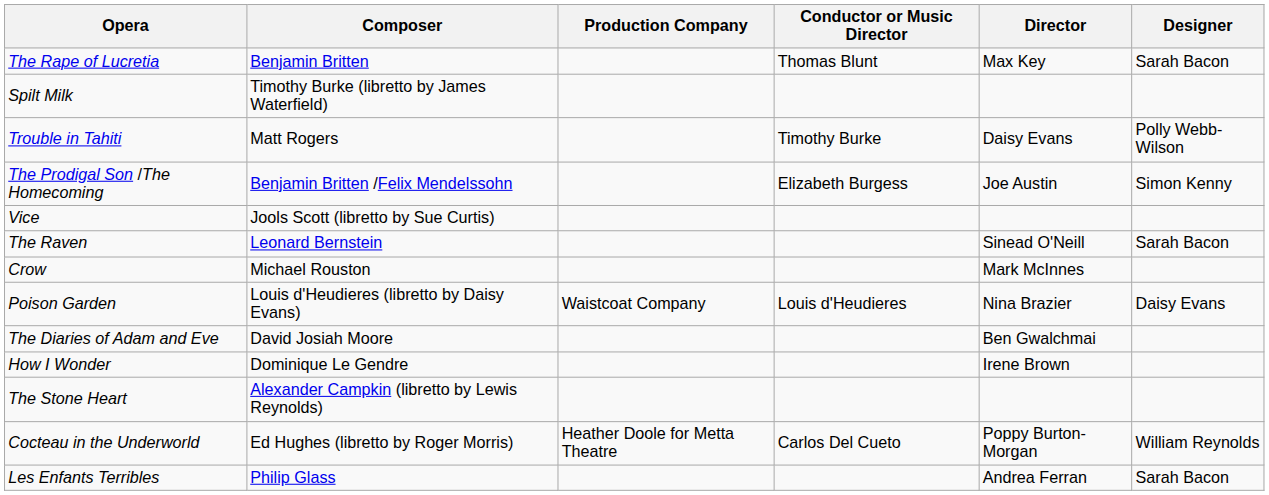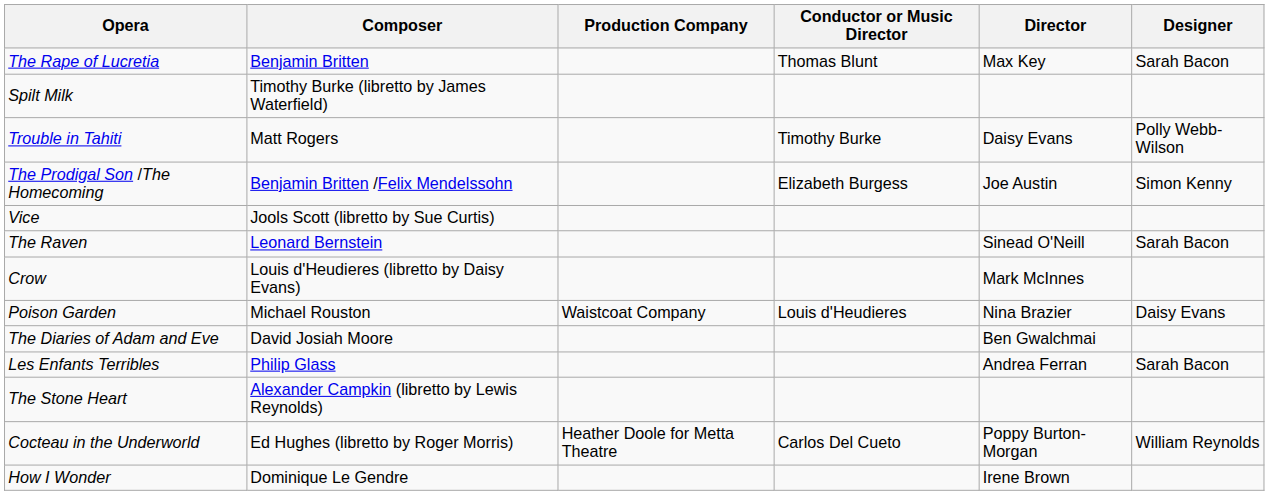(310, 269) Michael Rouston -> (377, 278) Louis d'Heudieres (libretto by Daisy Evans)
(377, 304) Louis d'Heudieres (libretto by Daisy Evans) -> (310, 313) Michael Rouston
rows swapped: (59, 364) <-> (84, 477)
